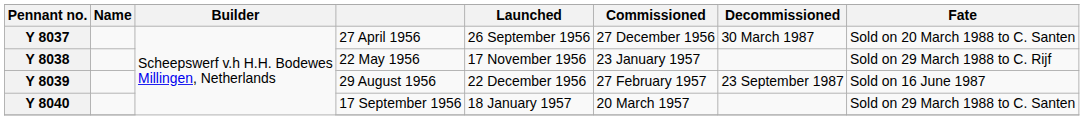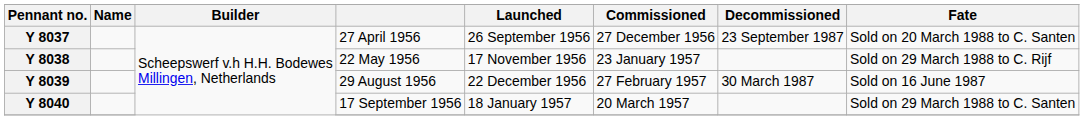(768, 37) 30 March 1987 -> (783, 37) 23 September 1987
(783, 81) 23 September 1987 -> (768, 81) 30 March 1987
